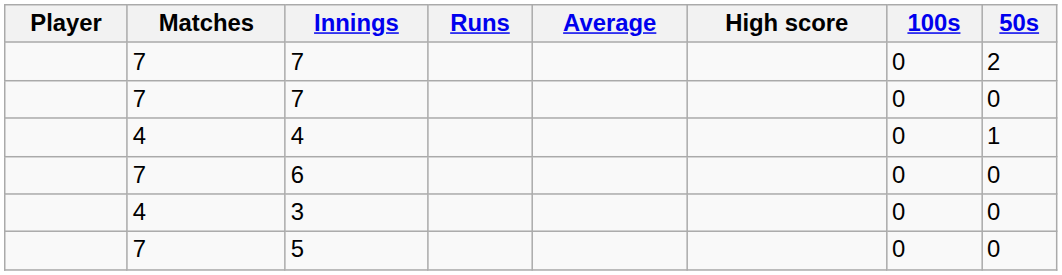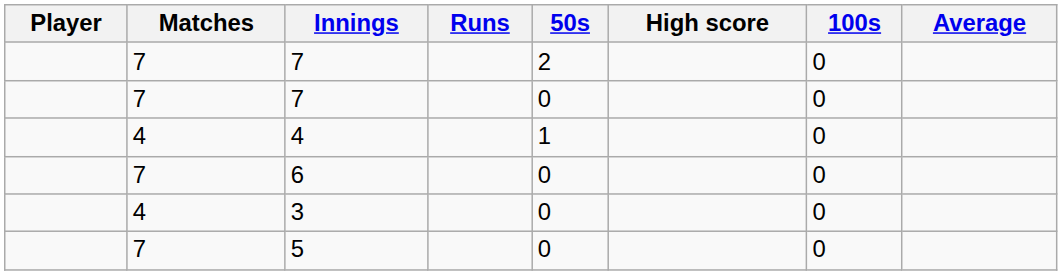columns swapped: (610, 23) <-> (1019, 23)
